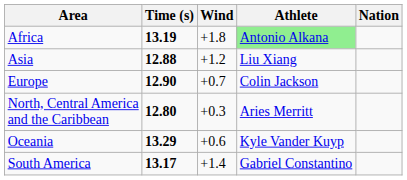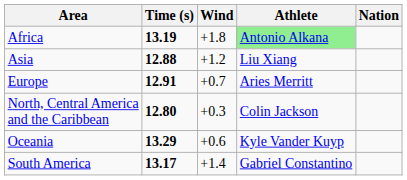(161, 81) 12.90 -> (161, 81) 12.91
(279, 81) Colin Jackson -> (276, 81) Aries Merritt
(276, 111) Aries Merritt -> (279, 111) Colin Jackson
